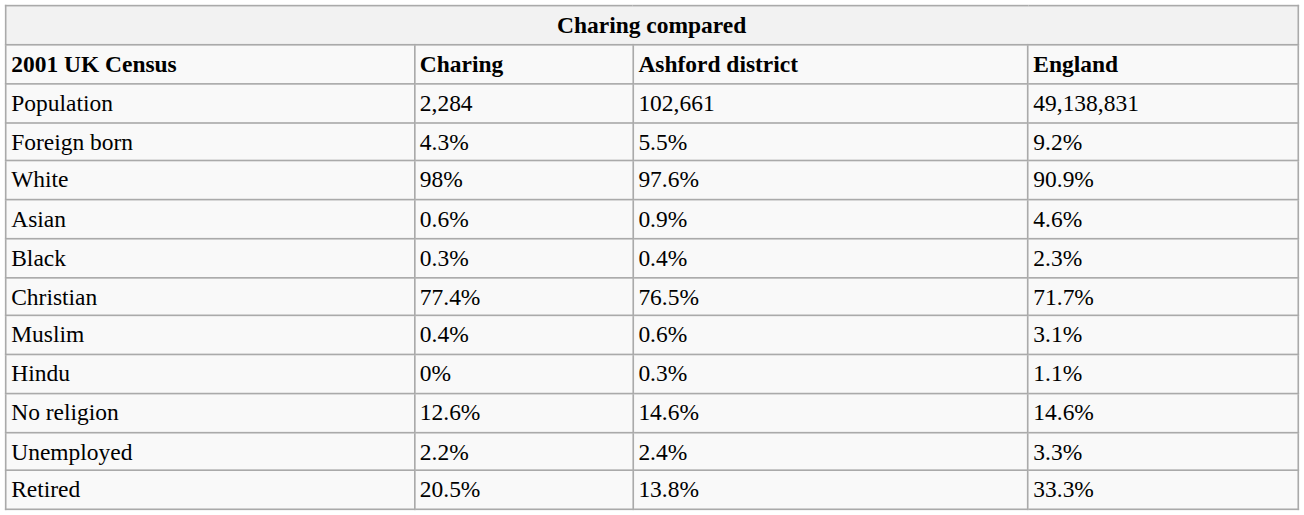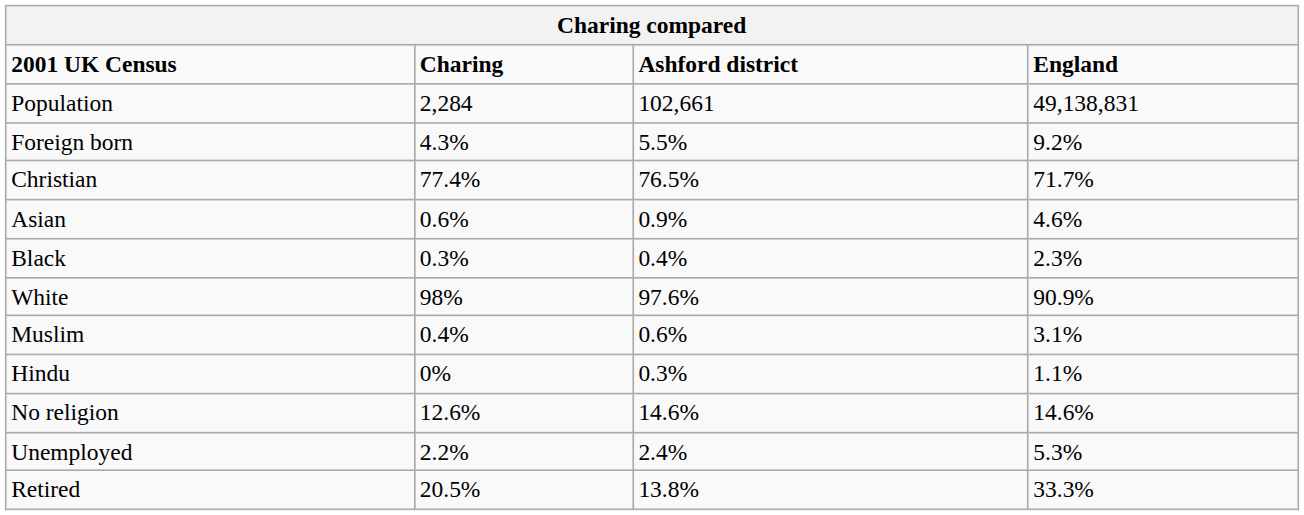rows swapped: (40, 180) <-> (54, 296)
(1058, 451) 3.3% -> (1058, 451) 5.3%
